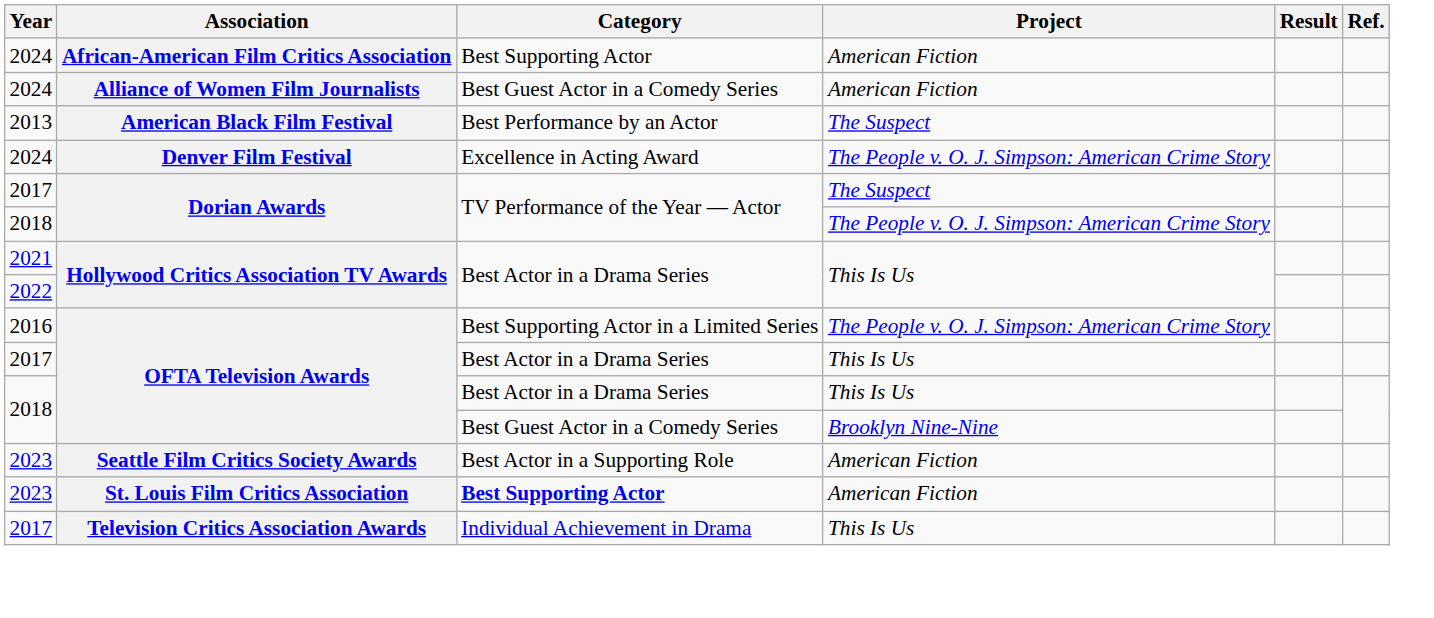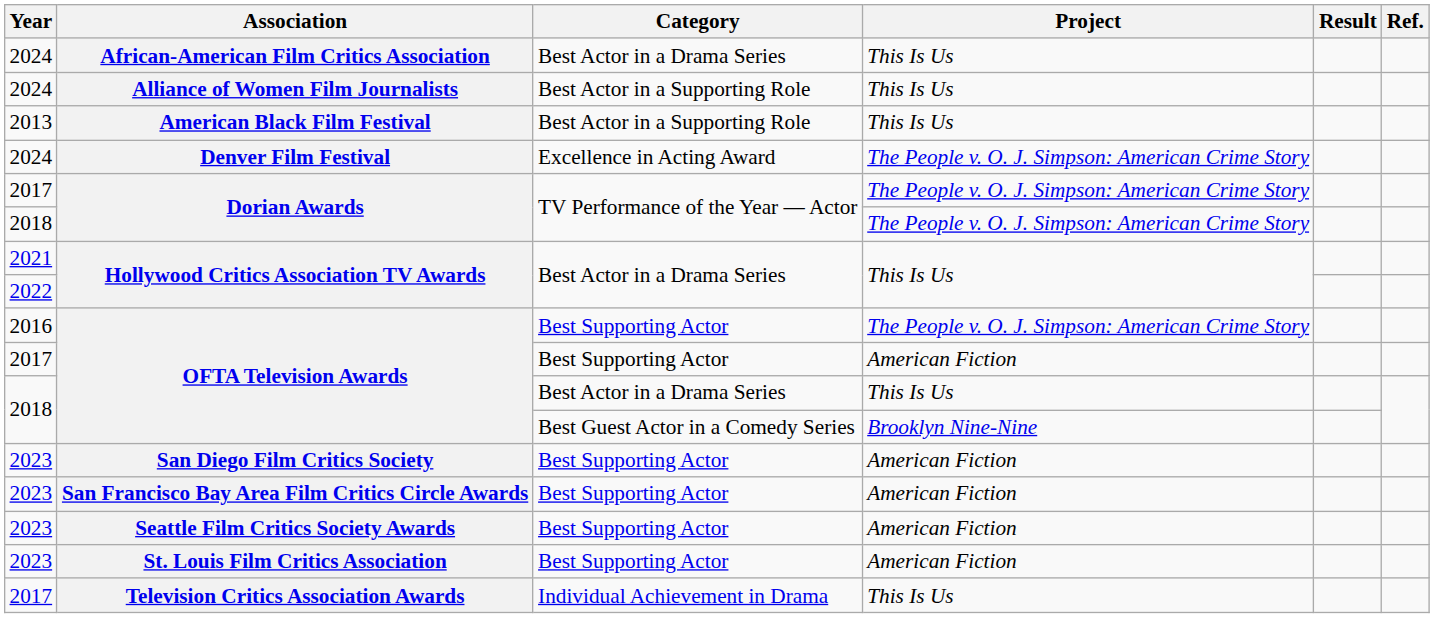(556, 55) Best Supporting Actor -> (662, 55) Best Actor in a Drama Series
(903, 55) American Fiction -> (910, 55) This Is Us
(620, 88) Best Guest Actor in a Comedy Series -> (674, 88) Best Actor in a Supporting Role
(903, 88) American Fiction -> (910, 88) This Is Us
(589, 122) Best Performance by an Actor -> (674, 122) Best Actor in a Supporting Role
(879, 122) The Suspect -> (910, 122) This Is Us
(879, 190) The Suspect -> (1088, 190) The People v. O. J. Simpson: American Crime Story
(640, 325) Best Supporting Actor in a Limited Series -> (633, 325) Best Supporting Actor
(585, 358) Best Actor in a Drama Series -> (633, 358) Best Supporting Actor
(871, 358) This Is Us -> (942, 358) American Fiction
+ row: (31, 460)
+ row: (31, 493)
(597, 460) Best Actor in a Supporting Role -> (633, 527) Best Supporting Actor
(563, 493) bold -> (633, 561) normal
